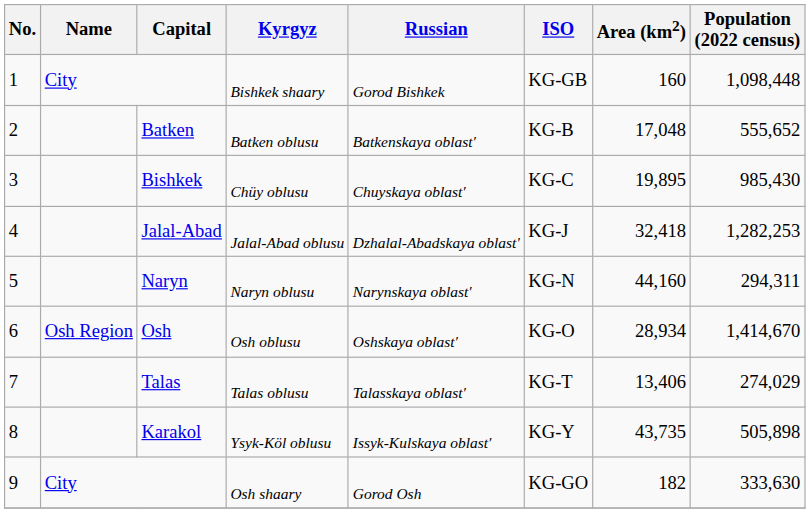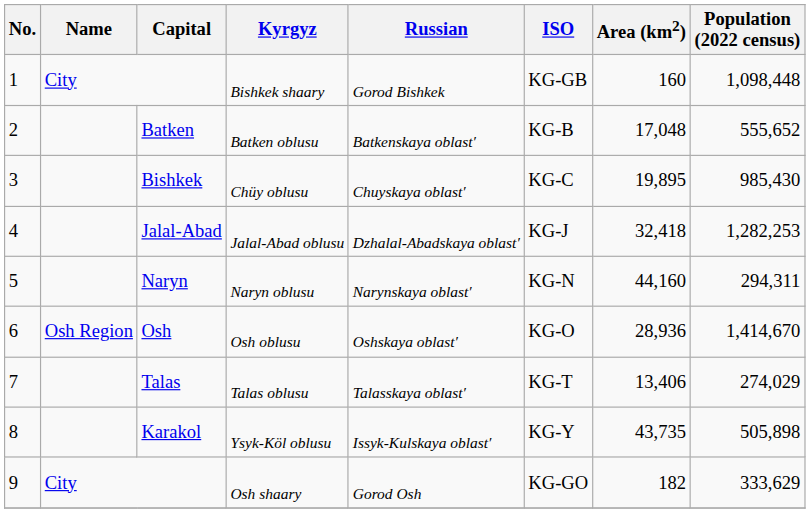(661, 331) 28,934 -> (661, 331) 28,936
(770, 482) 333,630 -> (770, 482) 333,629
